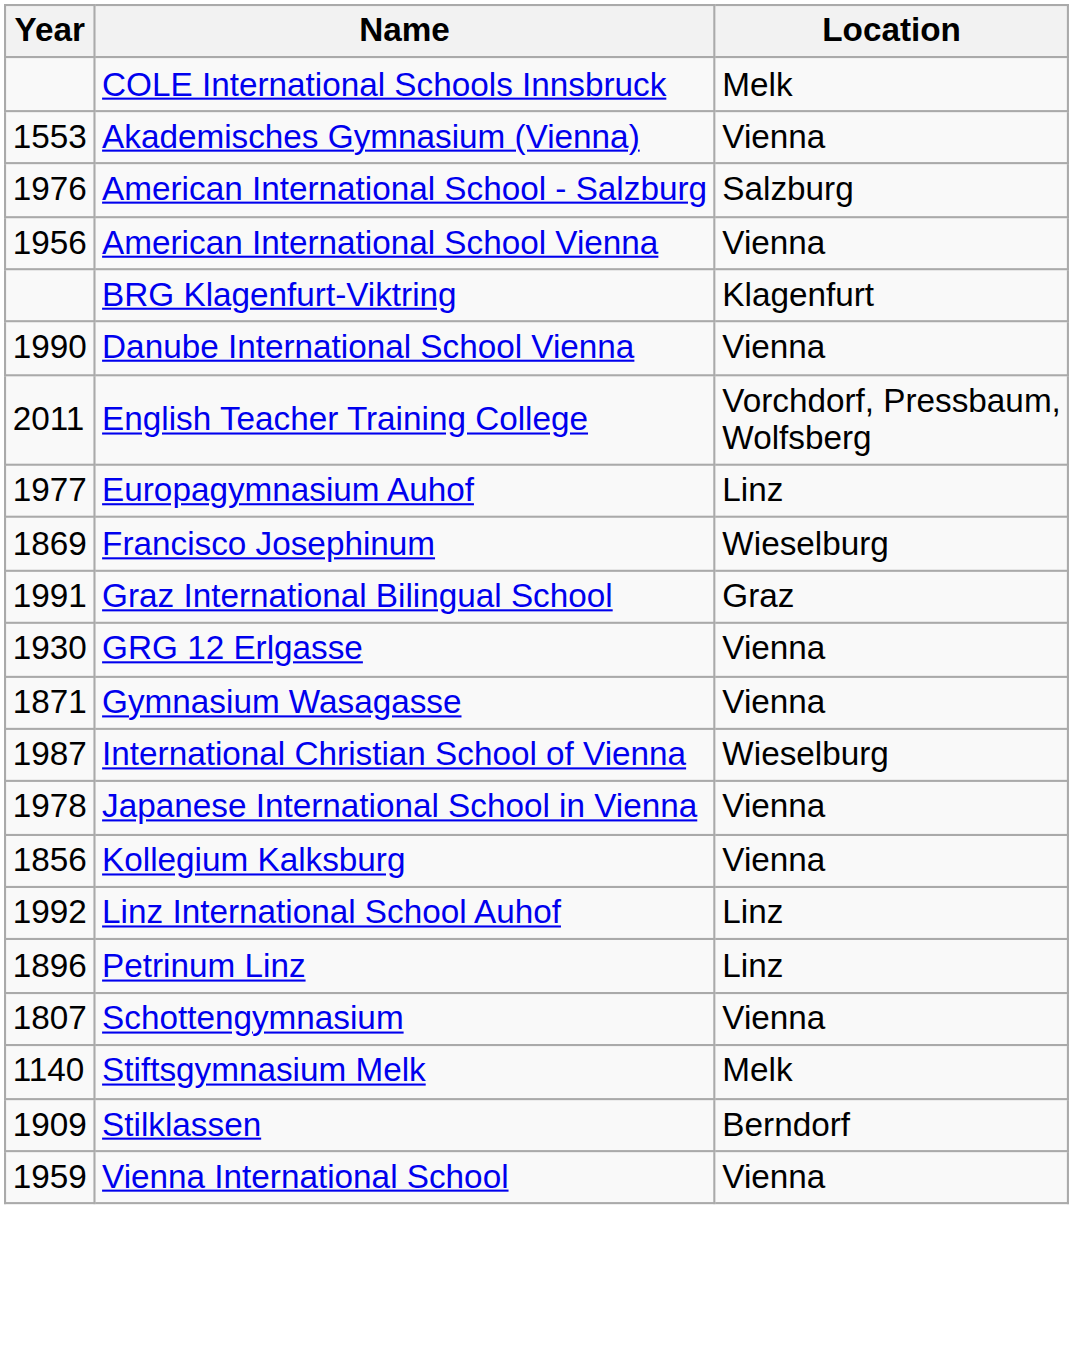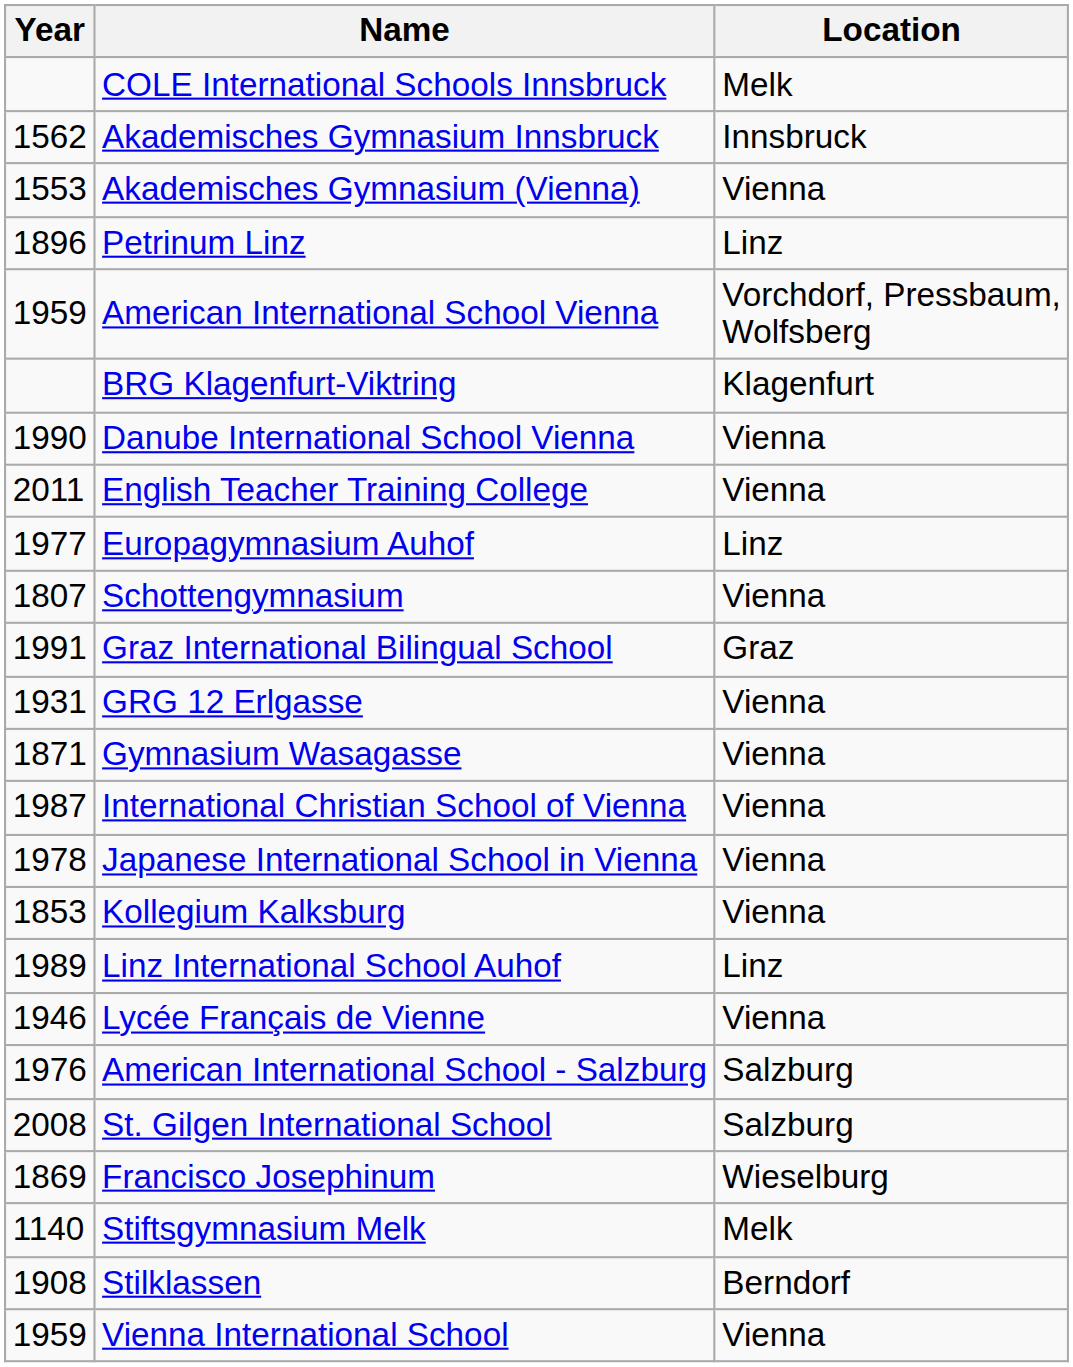+ row: (380, 136)
rows swapped: (405, 189) <-> (204, 965)
(50, 242) 1956 -> (50, 313) 1959
(774, 242) Vienna -> (892, 313) Vorchdorf, Pressbaum, Wolfsberg
(892, 419) Vorchdorf, Pressbaum, Wolfsberg -> (774, 490) Vienna
rows swapped: (269, 543) <-> (253, 1018)
(50, 648) 1930 -> (50, 701) 1931
(806, 754) Wieselburg -> (774, 807) Vienna
(50, 860) 1856 -> (50, 912) 1853
(50, 912) 1992 -> (50, 965) 1989
+ row: (294, 1018)
+ row: (327, 1123)
(50, 1123) 1909 -> (50, 1282) 1908
